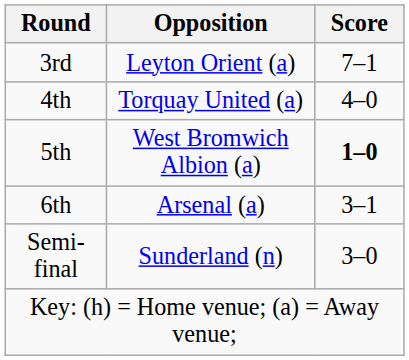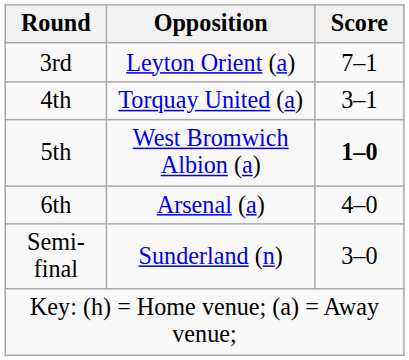(359, 100) 4–0 -> (359, 100) 3–1
(359, 204) 3–1 -> (359, 204) 4–0
